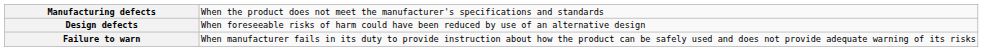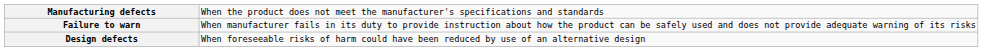rows swapped: (102, 25) <-> (102, 39)
